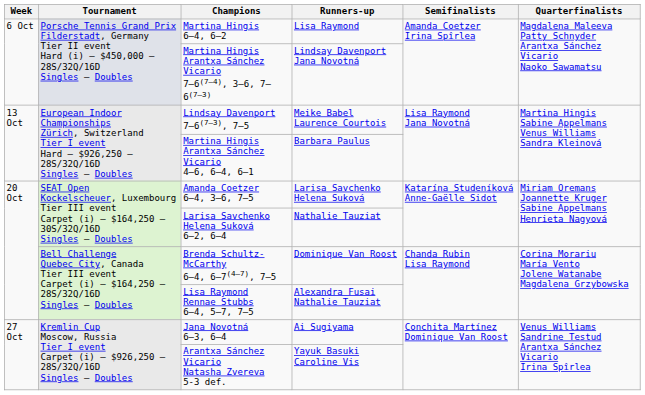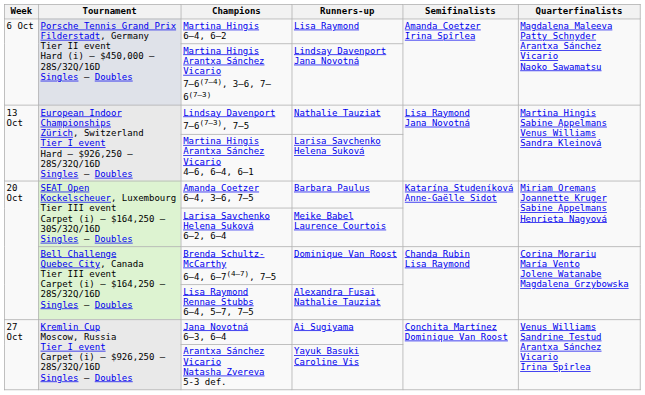(340, 118) Meike Babel Laurence Courtois -> (337, 113) Nathalie Tauziat
(332, 142) Barbara Paulus -> (337, 147) Larisa Savchenko Helena Suková
(337, 194) Larisa Savchenko Helena Suková -> (332, 189) Barbara Paulus
(337, 216) Nathalie Tauziat -> (340, 221) Meike Babel Laurence Courtois
